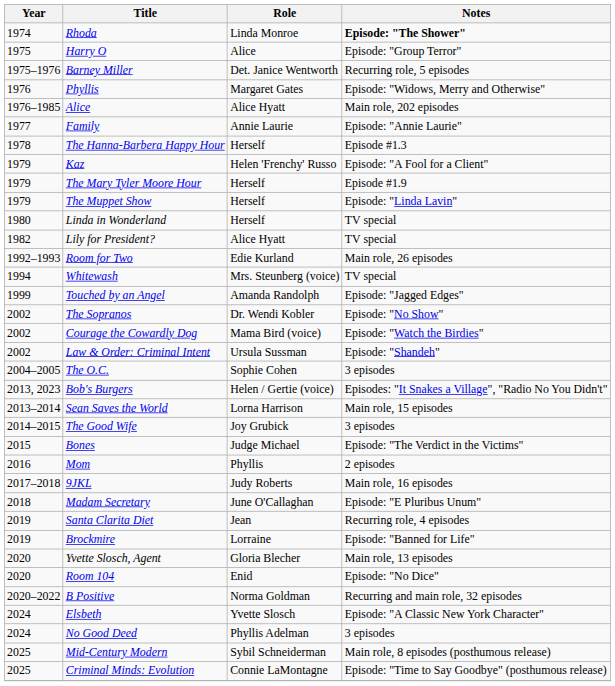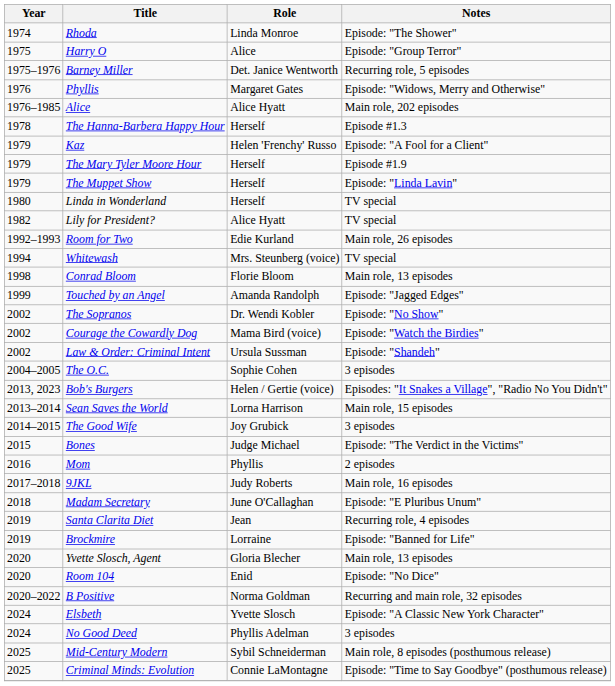(405, 32) bold -> (401, 32) normal
- row: (83, 126)
+ row: (101, 276)
